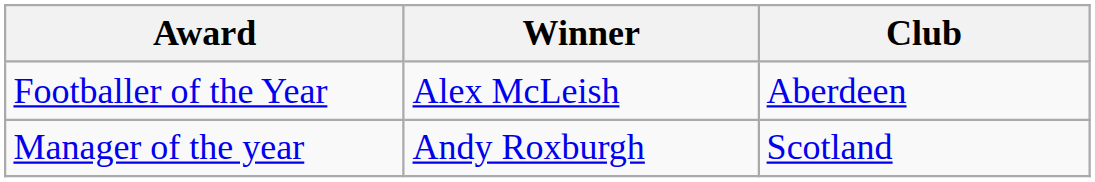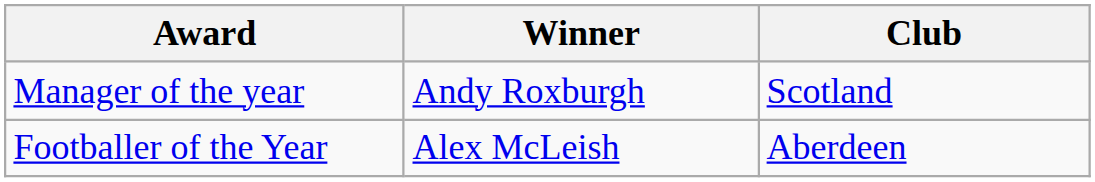rows swapped: (170, 90) <-> (159, 147)
